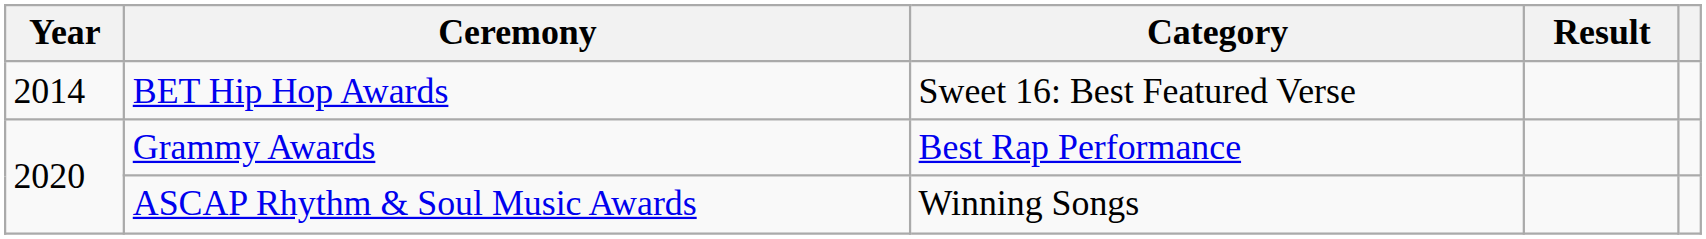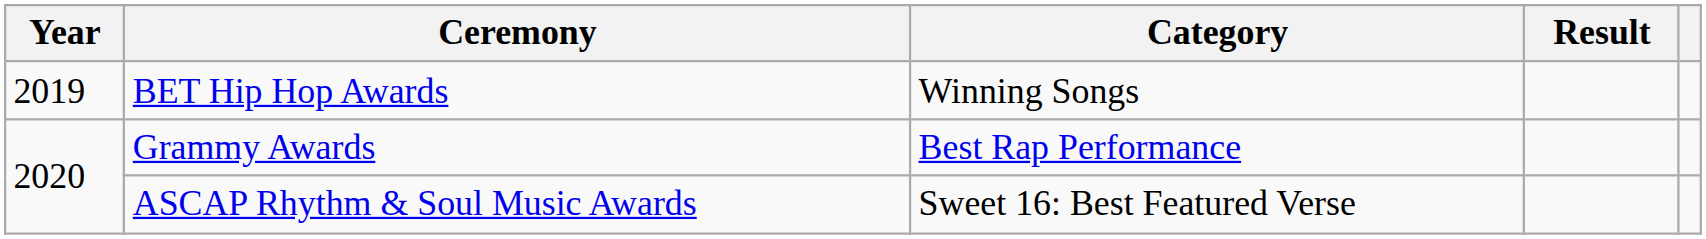(49, 89) 2014 -> (49, 89) 2019
(1137, 89) Sweet 16: Best Featured Verse -> (1029, 89) Winning Songs
(1029, 203) Winning Songs -> (1137, 203) Sweet 16: Best Featured Verse
